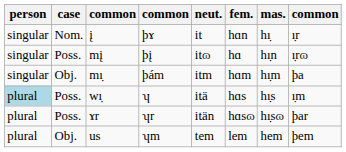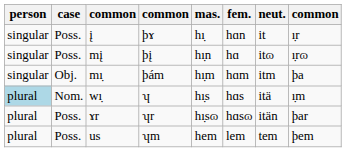columns swapped: (273, 14) <-> (209, 14)
(69, 34) Nom. -> (68, 34) Poss.
(68, 95) Poss. -> (69, 95) Nom.
(66, 136) Obj. -> (68, 136) Poss.
